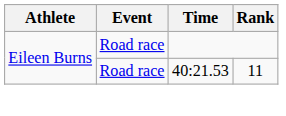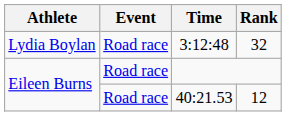+ row: (204, 44)
(255, 71) 11 -> (259, 97) 12
